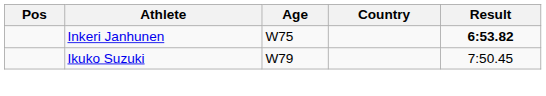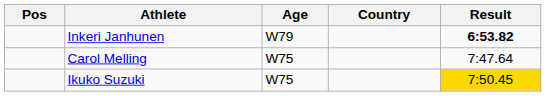(279, 36) W75 -> (279, 36) W79
+ row: (107, 58)
(279, 58) W79 -> (279, 79) W75
(490, 58) no background -> (490, 79) gold background
